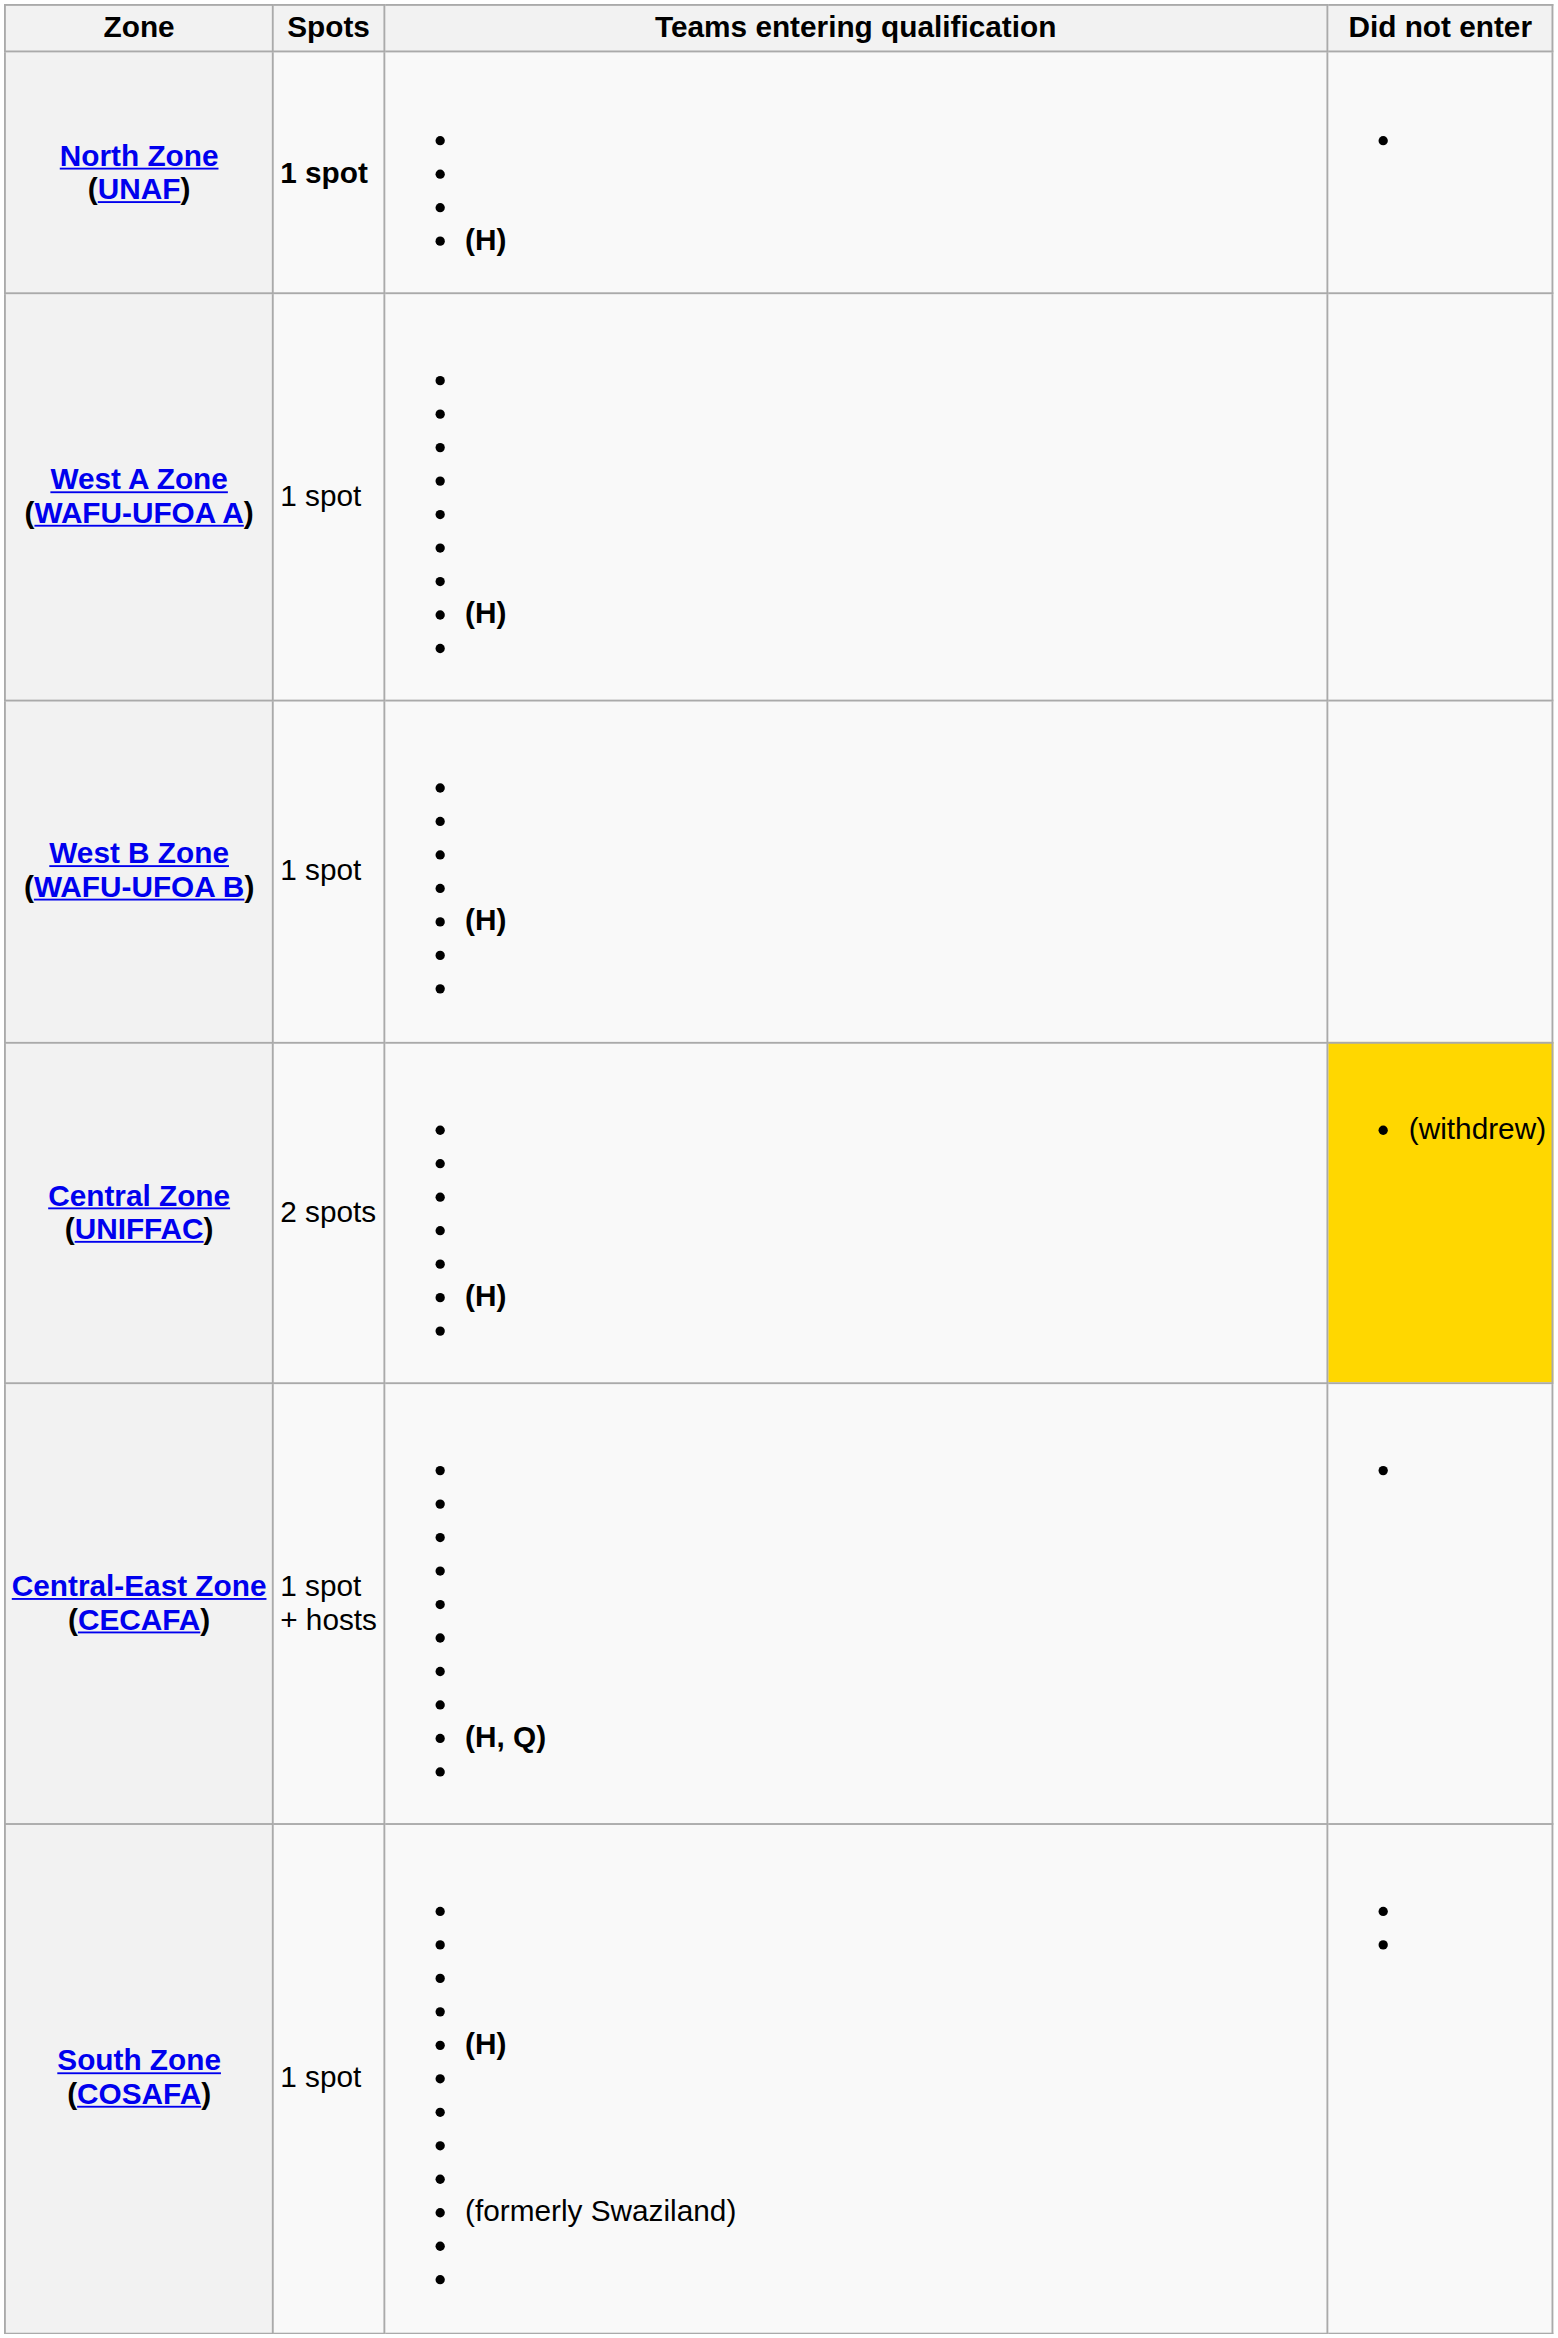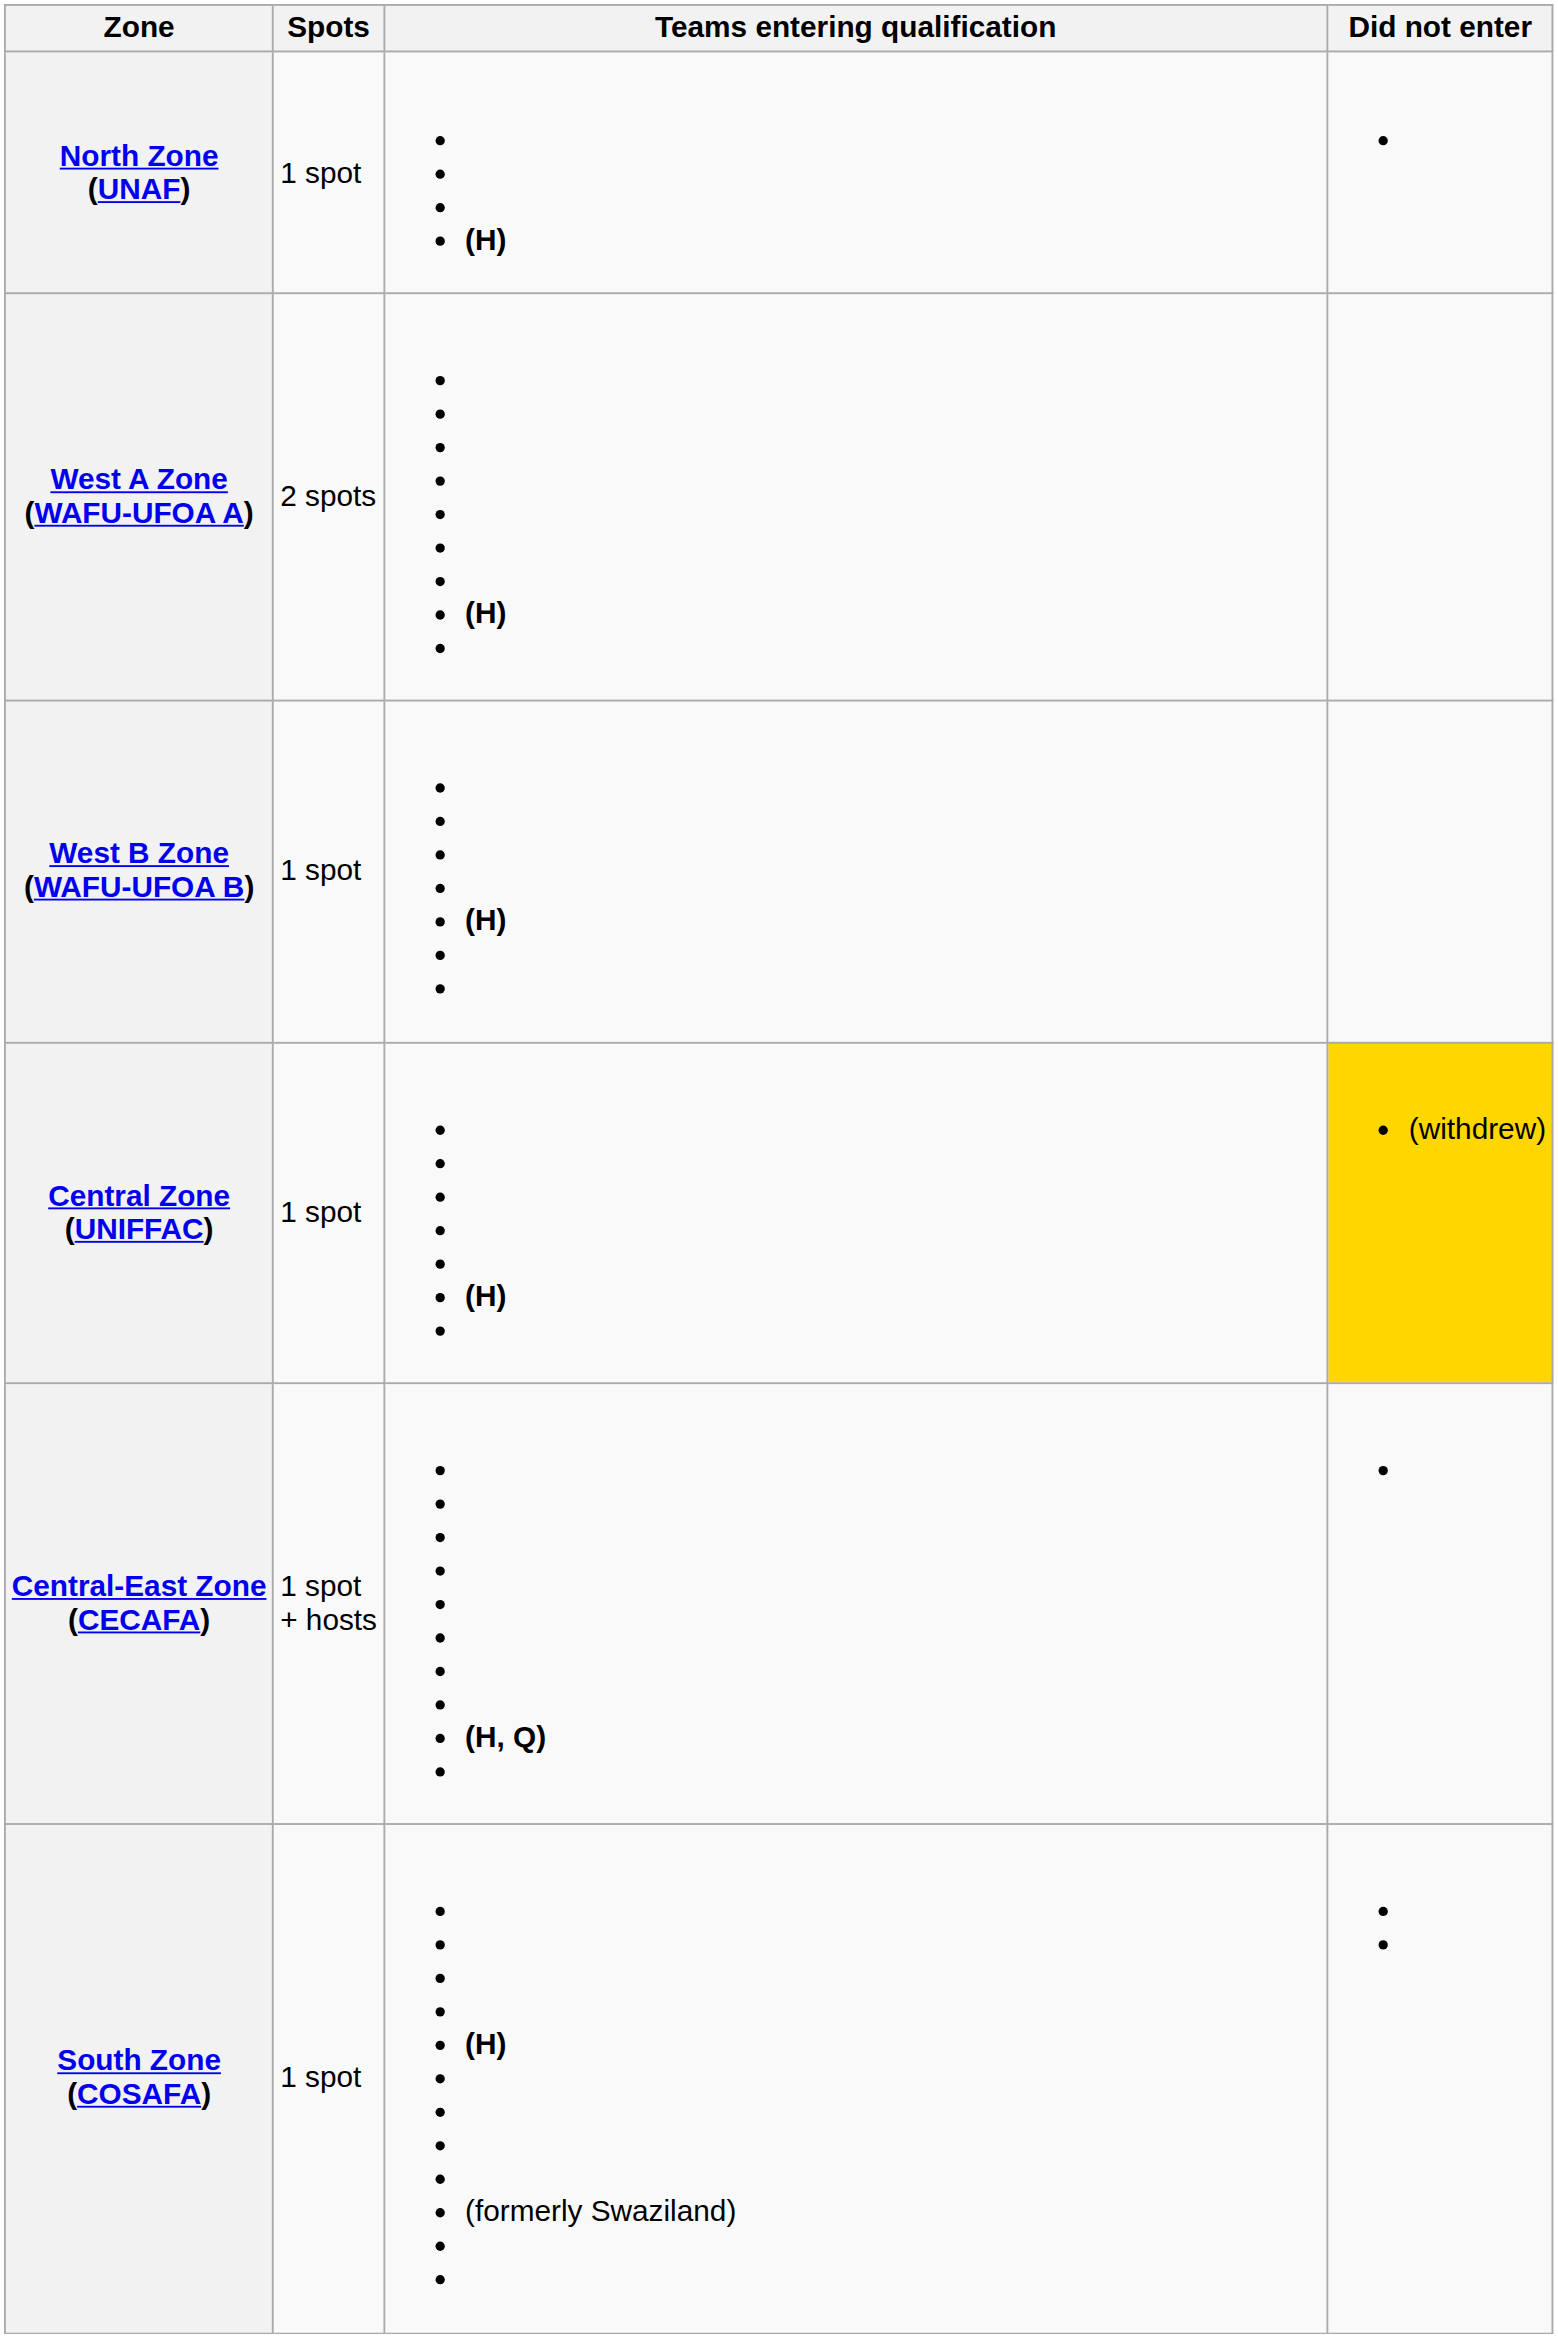(324, 172) bold -> (321, 172) normal
(321, 496) 1 spot -> (328, 496) 2 spots
(328, 1211) 2 spots -> (321, 1211) 1 spot
